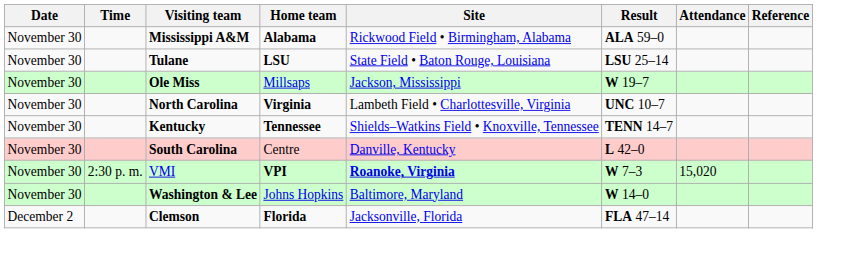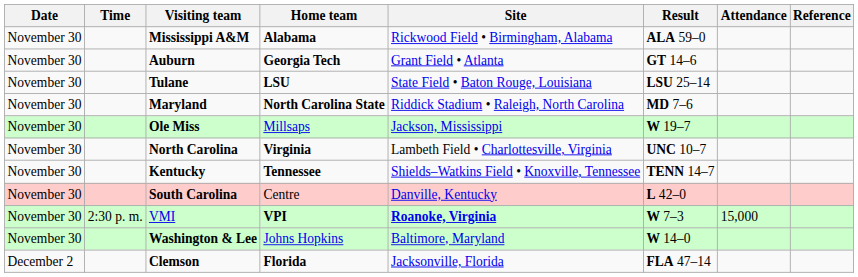+ row: (172, 60)
+ row: (178, 105)
(698, 171) 15,020 -> (739, 216) 15,000
